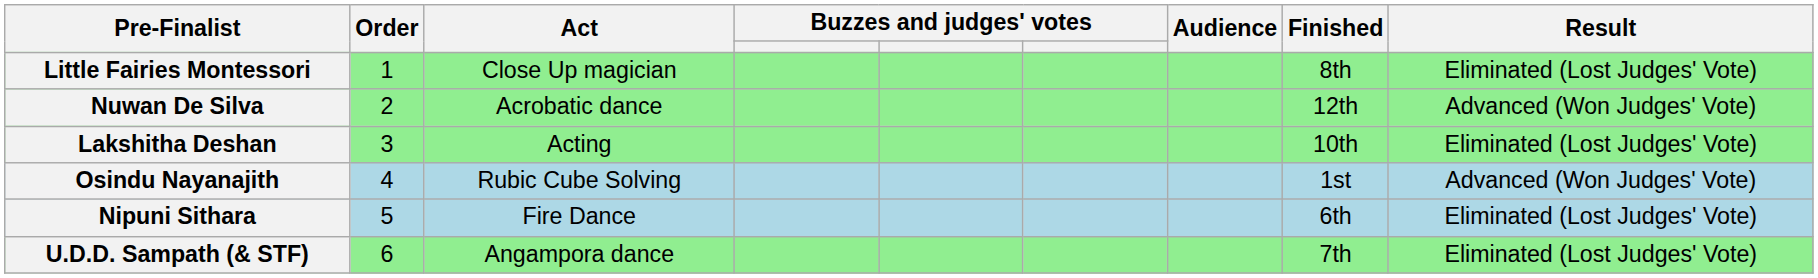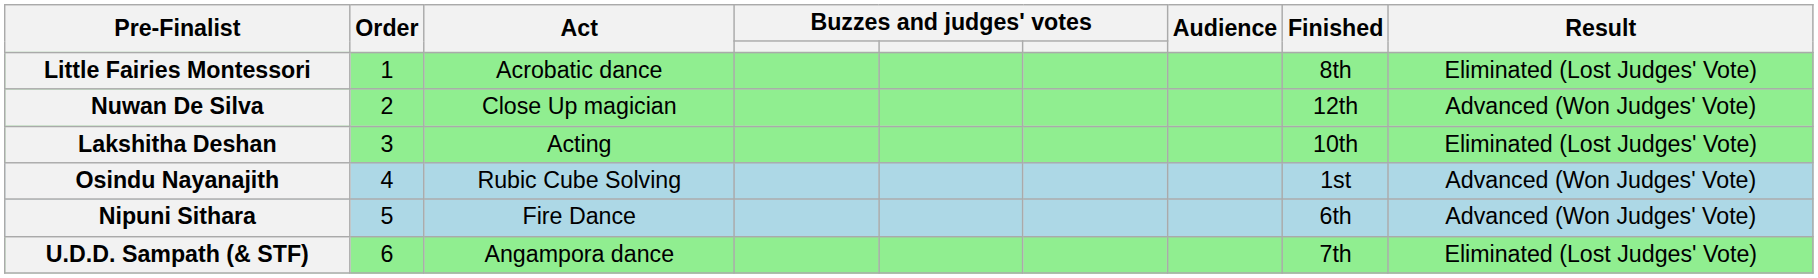(579, 70) Close Up magician -> (579, 70) Acrobatic dance
(579, 107) Acrobatic dance -> (579, 107) Close Up magician
(1601, 217) Eliminated (Lost Judges' Vote) -> (1601, 217) Advanced (Won Judges' Vote)
